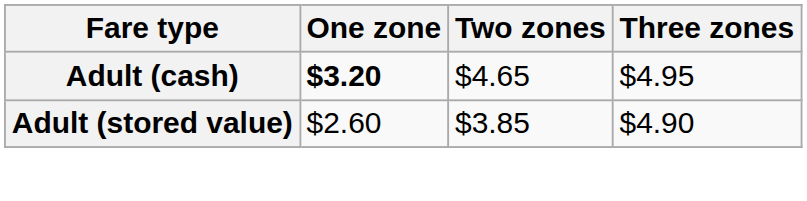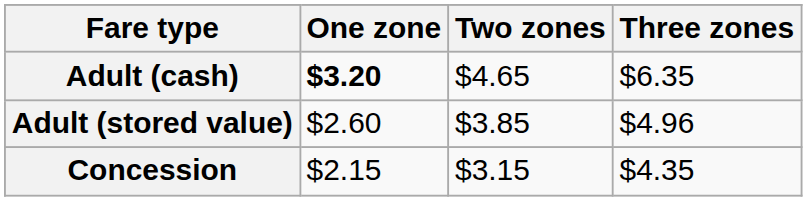(657, 75) $4.95 -> (657, 75) $6.35
(657, 123) $4.90 -> (657, 123) $4.96
+ row: (152, 170)
